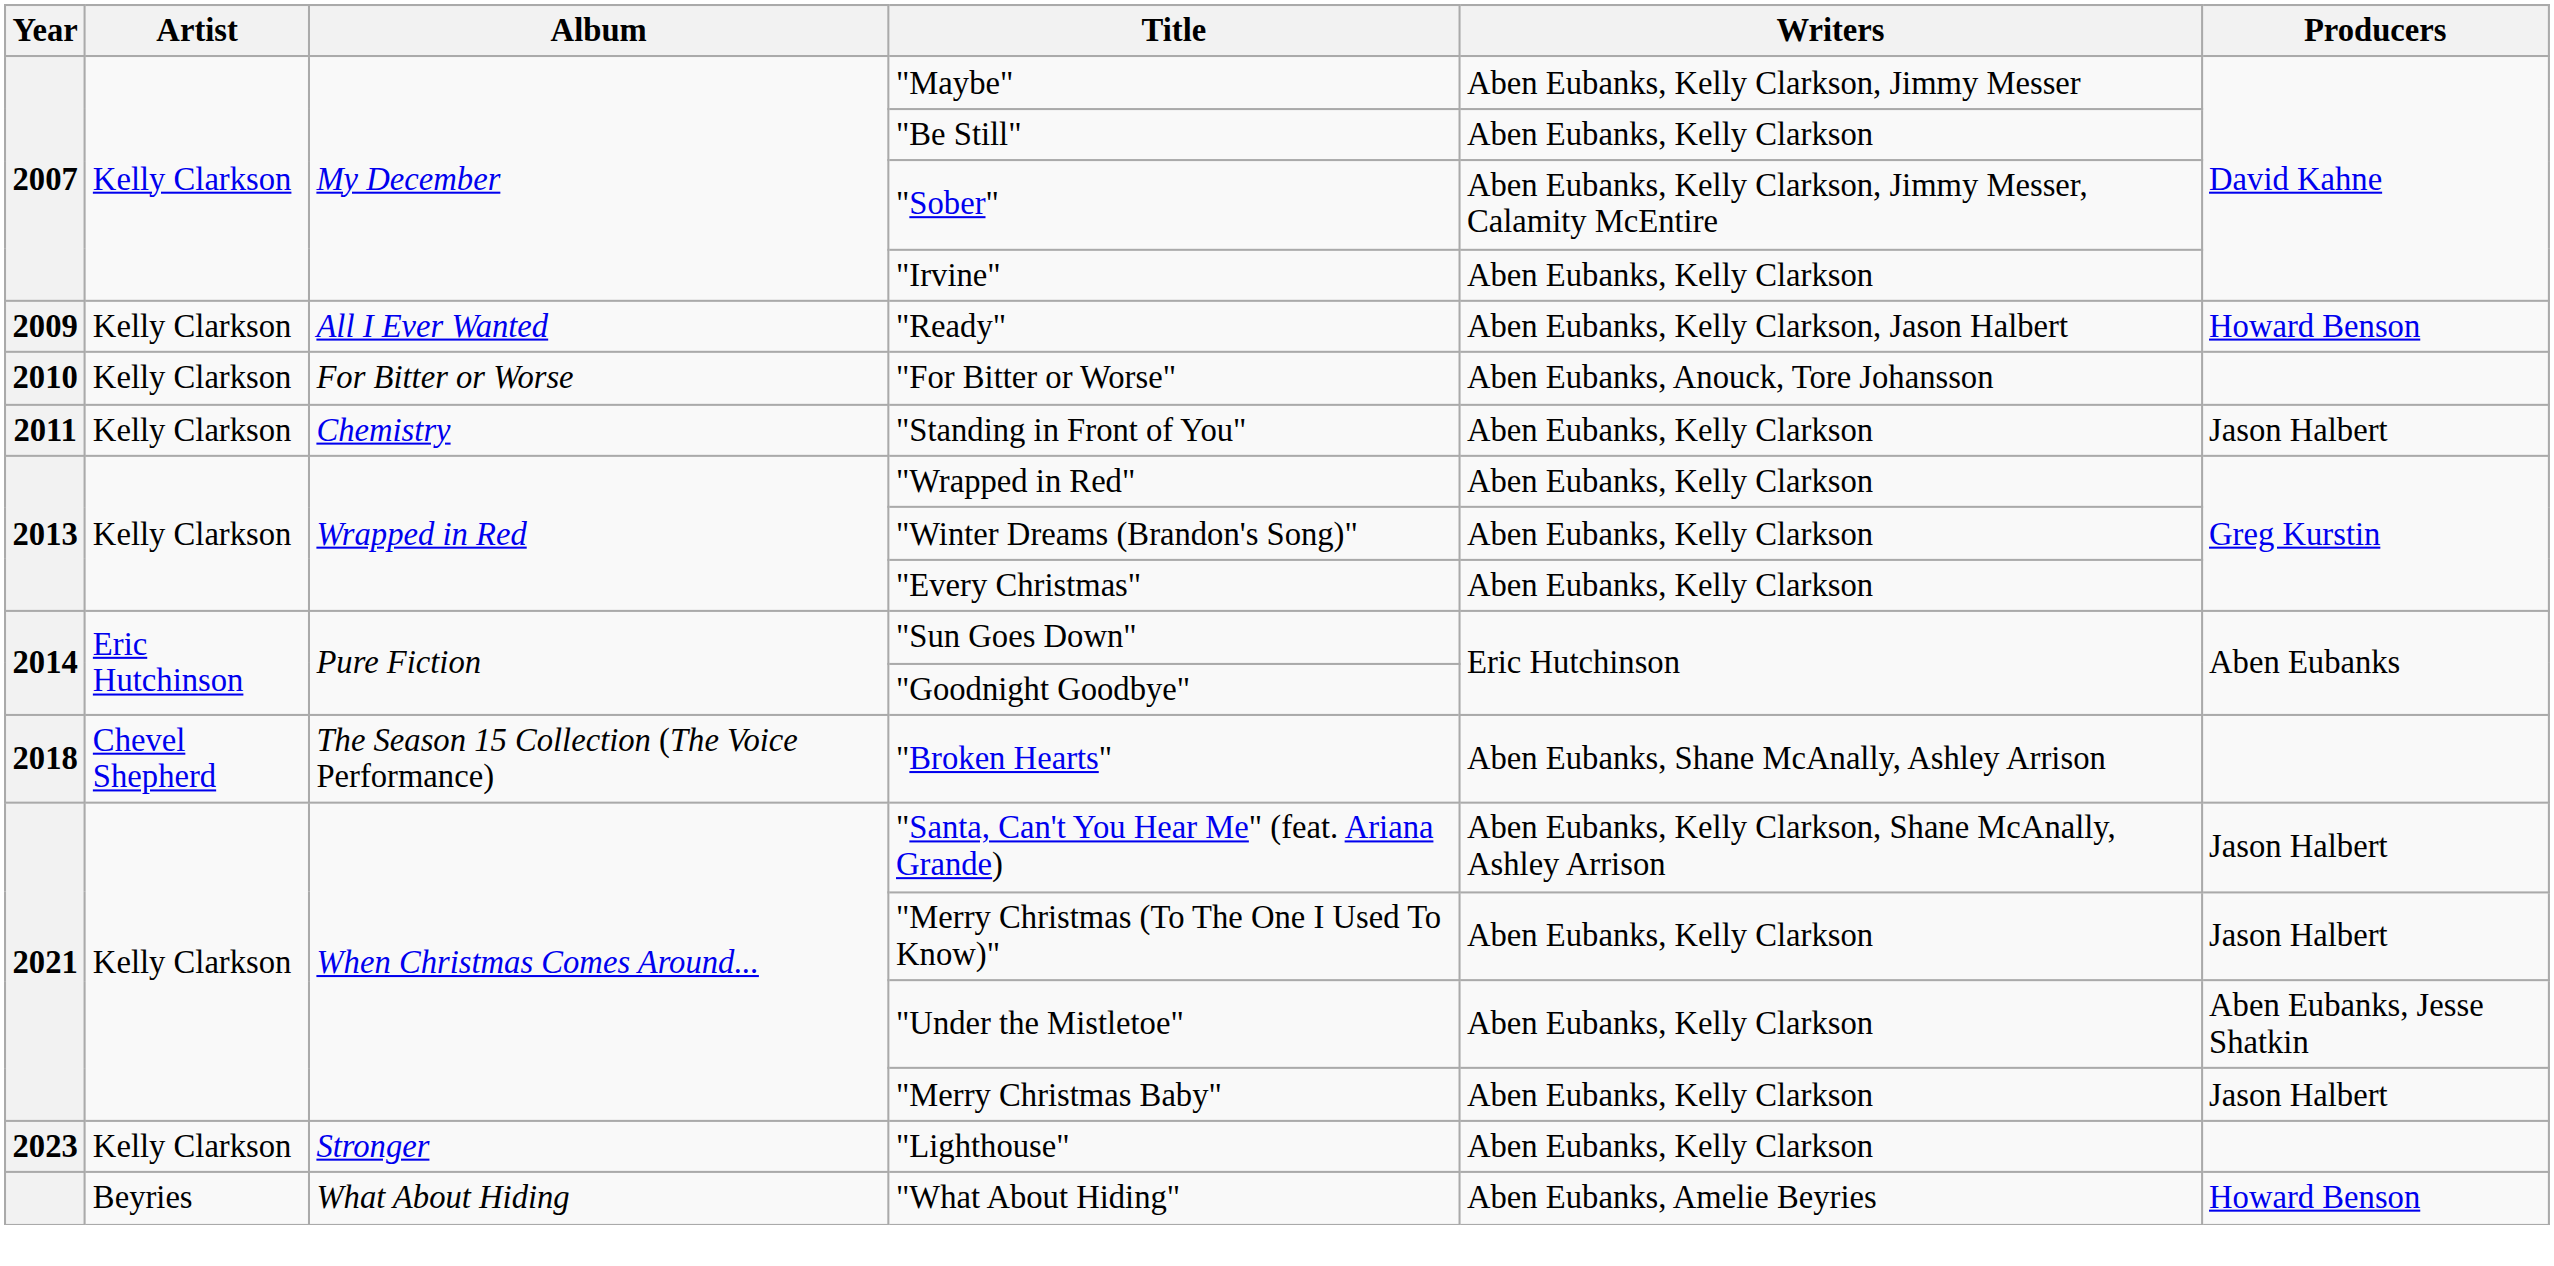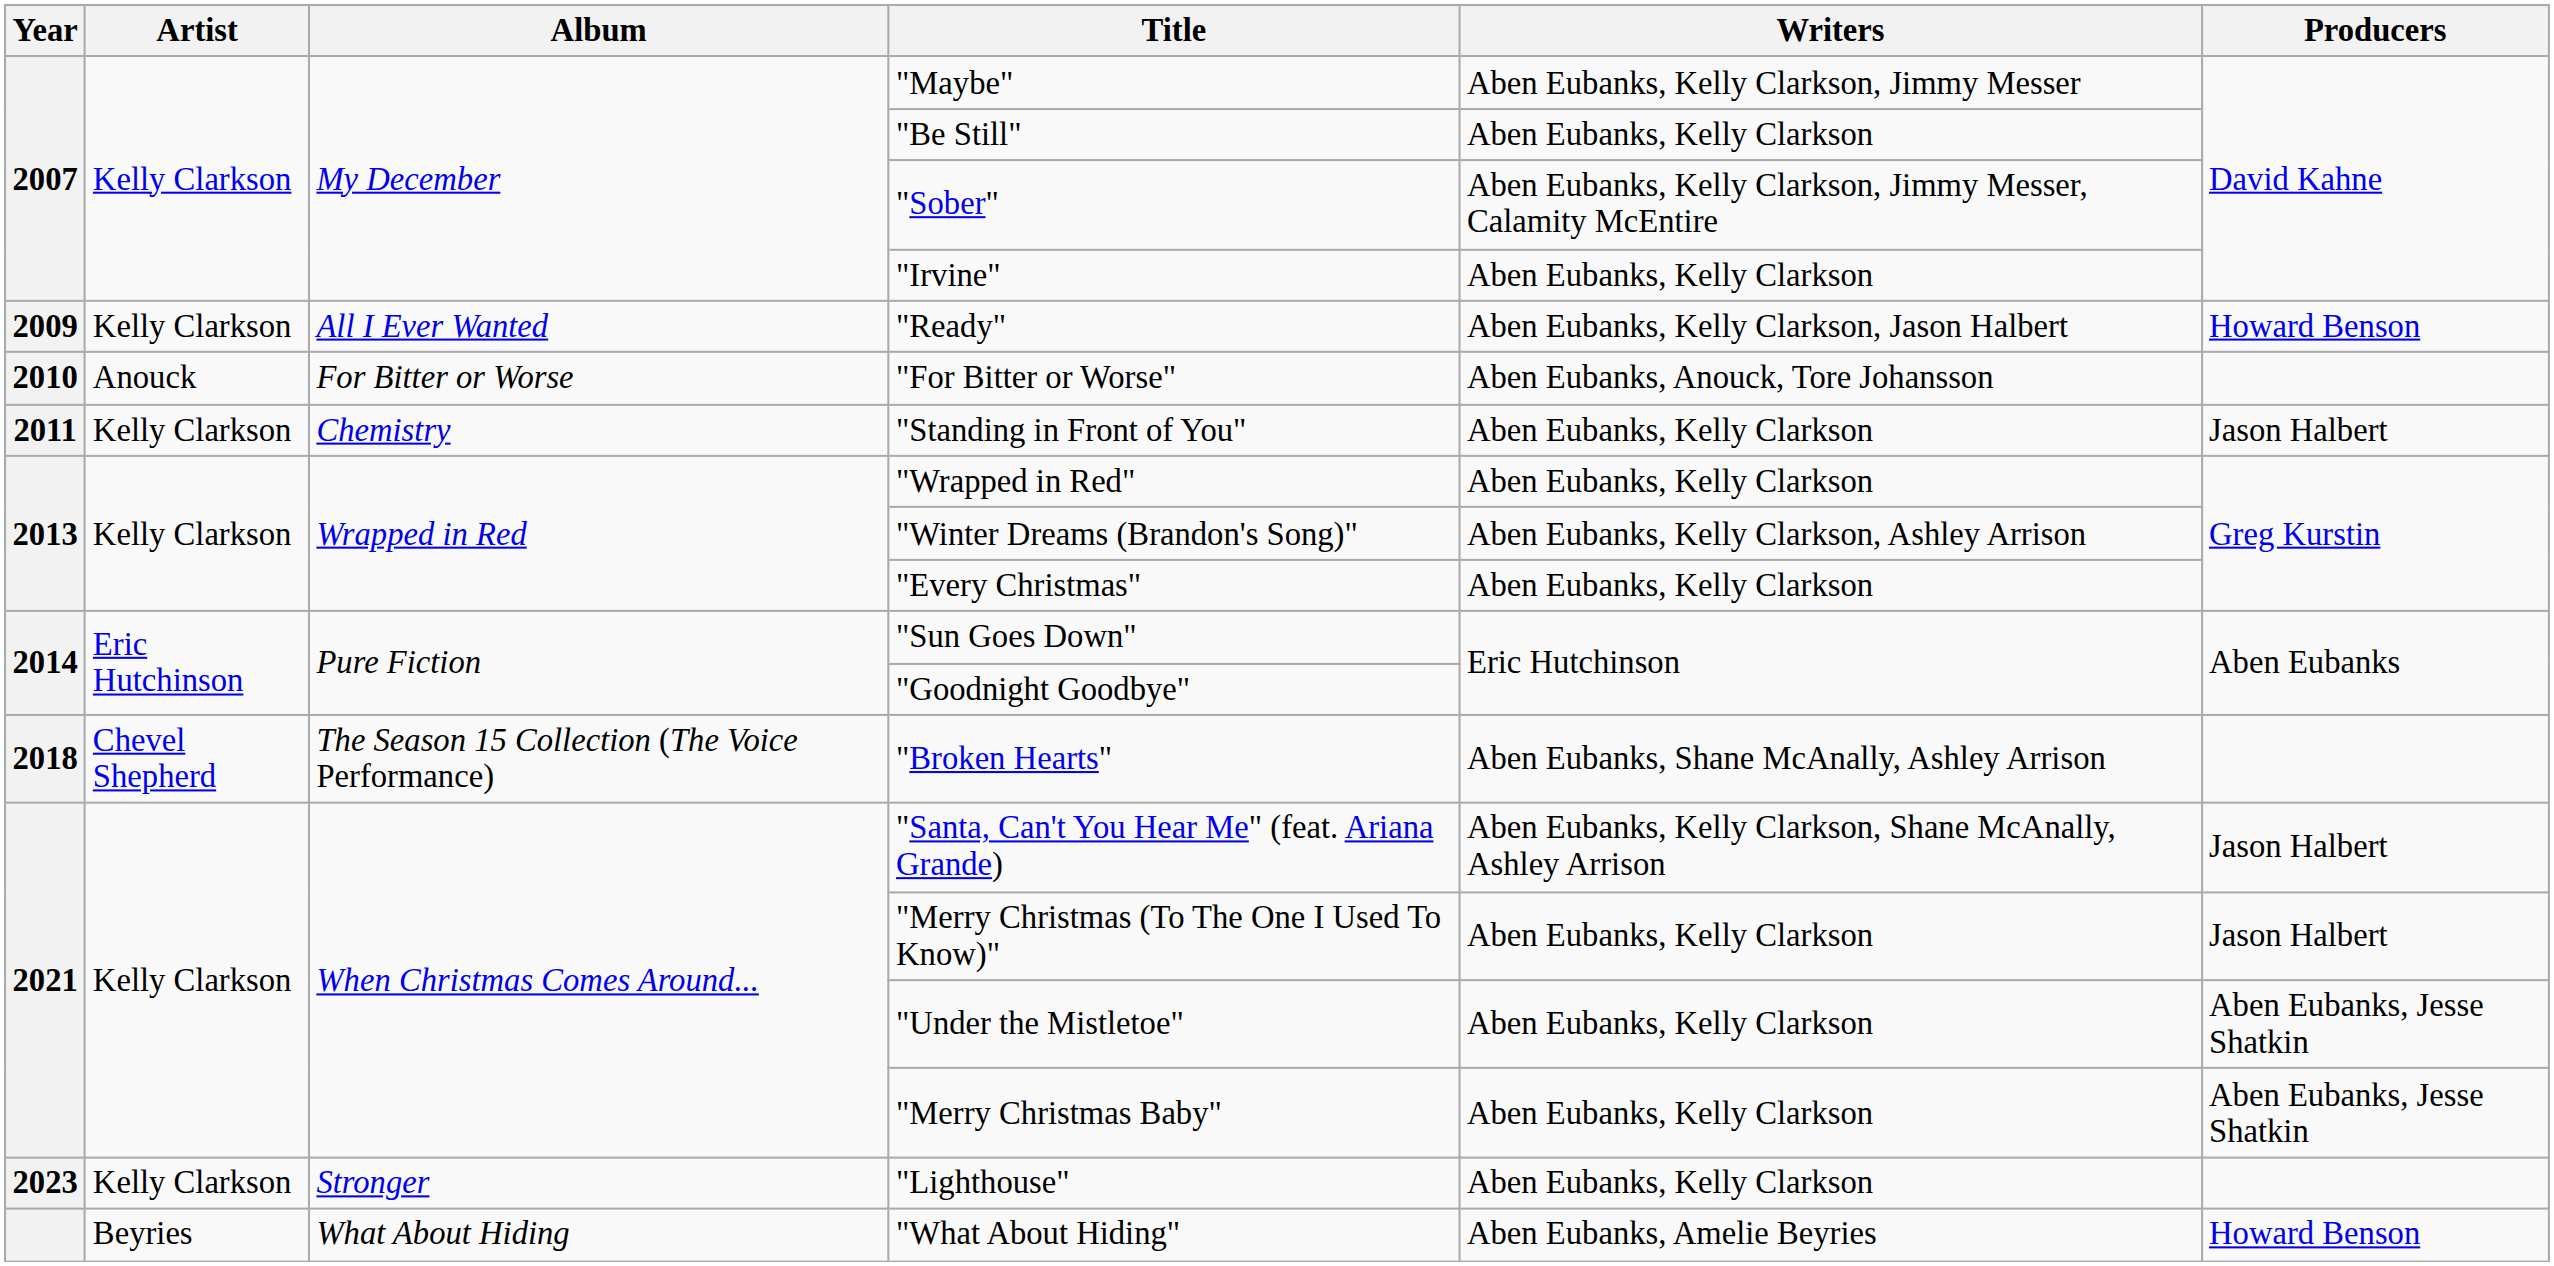(192, 377) Kelly Clarkson -> (145, 377) Anouck
(1670, 532) Aben Eubanks, Kelly Clarkson -> (1777, 532) Aben Eubanks, Kelly Clarkson, Ashley Arrison
(2298, 1093) Jason Halbert -> (2346, 1112) Aben Eubanks, Jesse Shatkin
